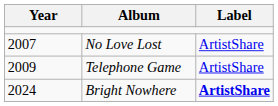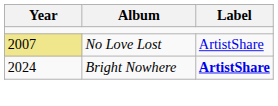(22, 44) no background -> (22, 44) khaki background
- row: (133, 67)
